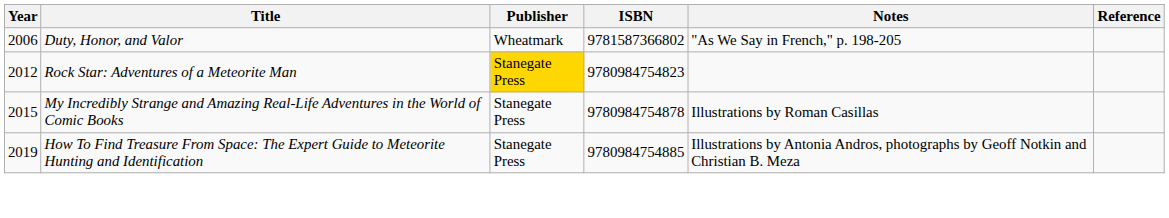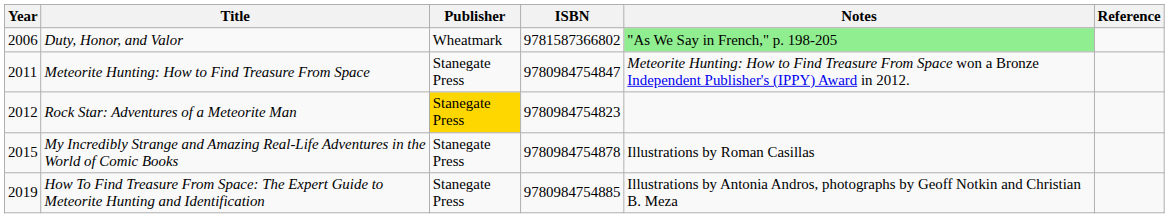(796, 39) no background -> (732, 39) lightgreen background
+ row: (207, 71)
